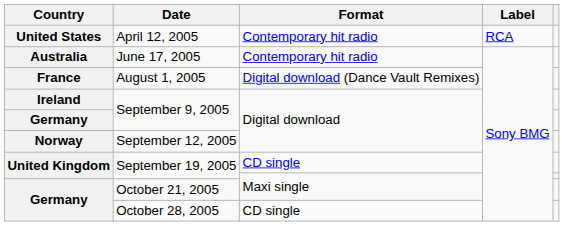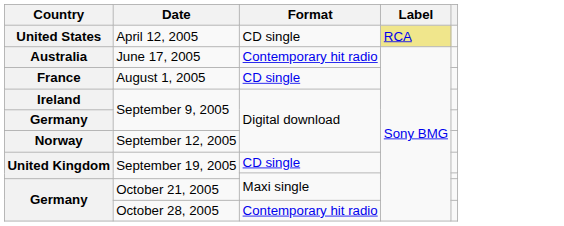(310, 36) Contemporary hit radio -> (271, 36) CD single
(499, 36) no background -> (398, 36) khaki background
(361, 78) Digital download (Dance Vault Remixes) -> (271, 78) CD single
(271, 210) CD single -> (310, 210) Contemporary hit radio
